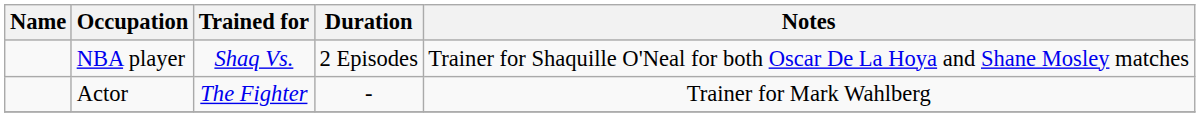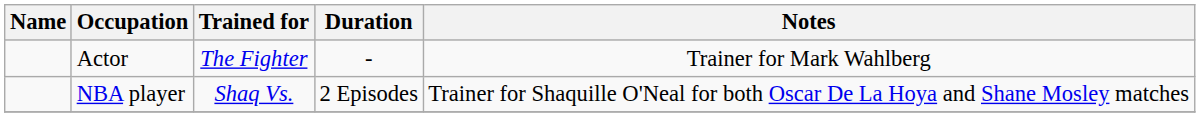rows swapped: (131, 58) <-> (102, 93)
